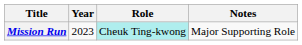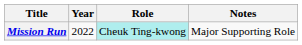(83, 31) 2023 -> (83, 31) 2022
